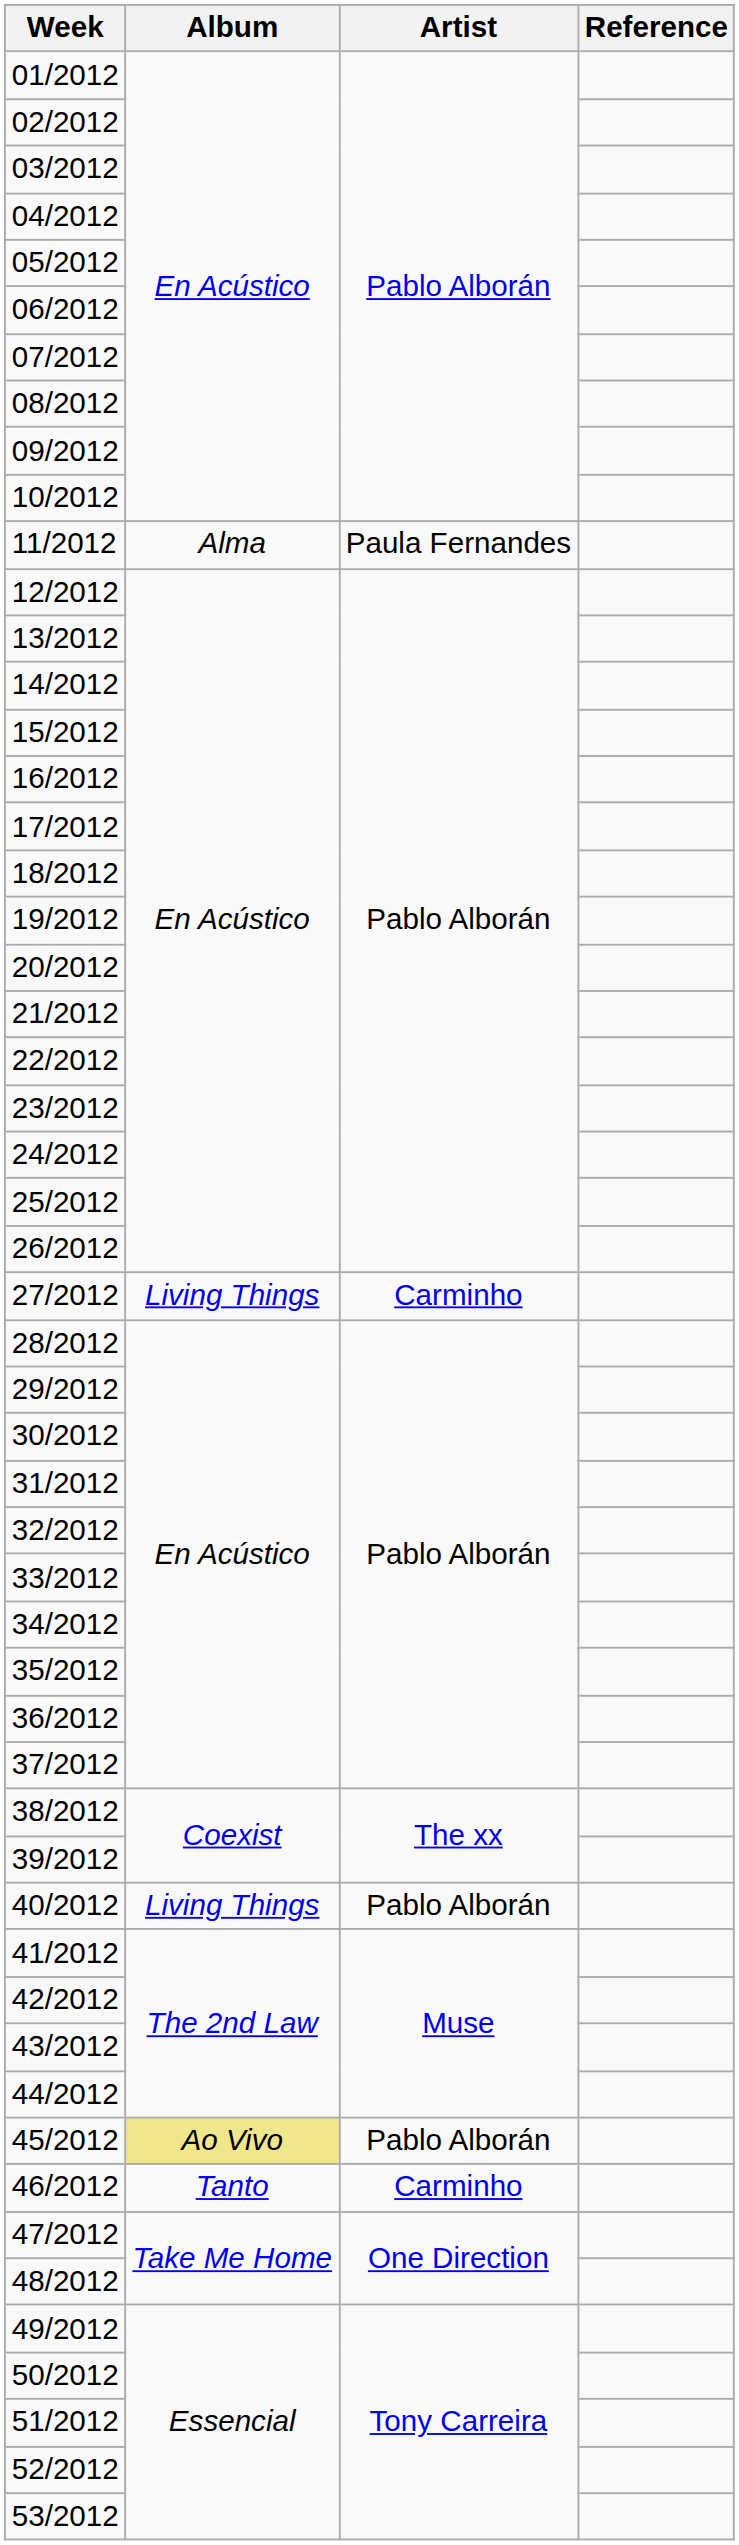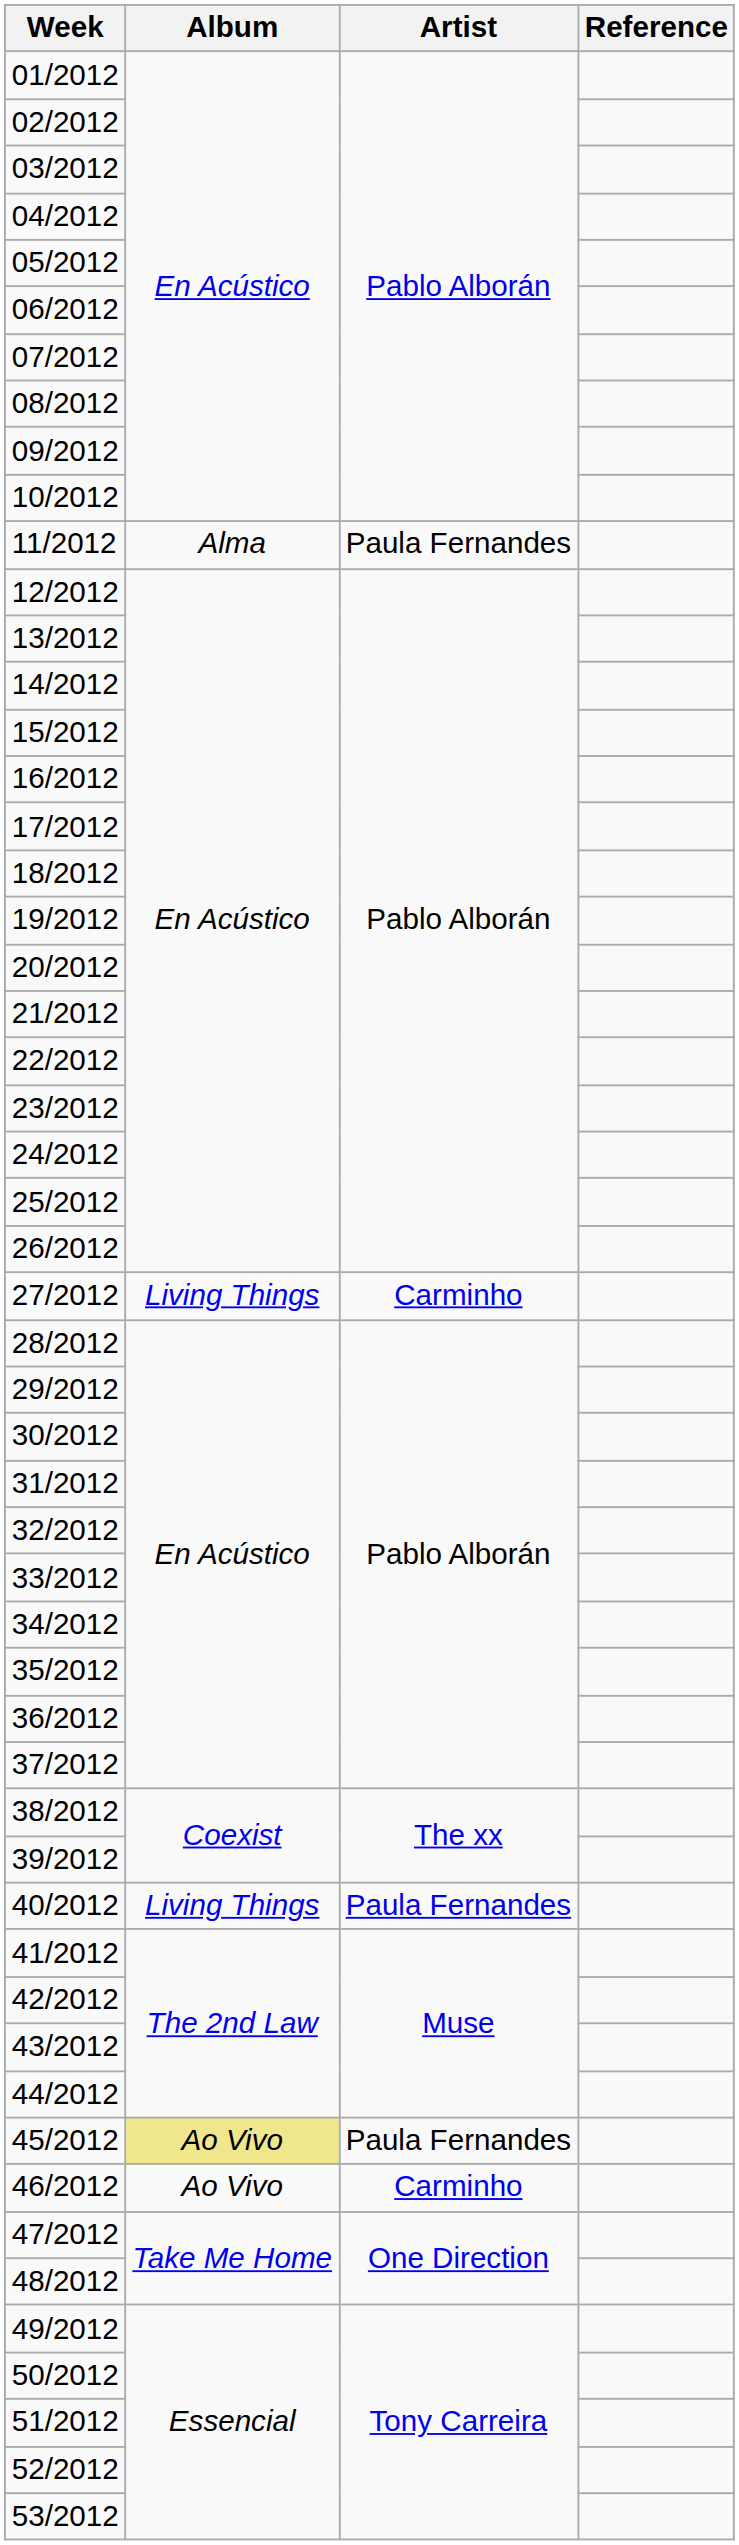(458, 1905) Pablo Alborán -> (458, 1905) Paula Fernandes
(458, 2140) Pablo Alborán -> (458, 2140) Paula Fernandes
(232, 2187) Tanto -> (232, 2187) Ao Vivo
